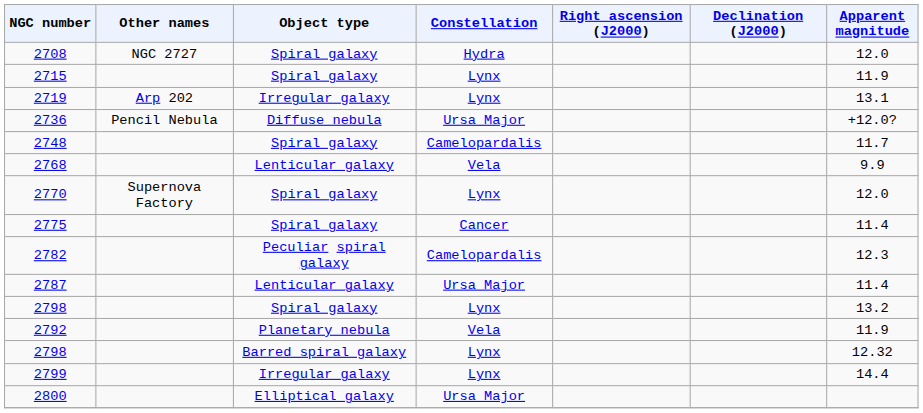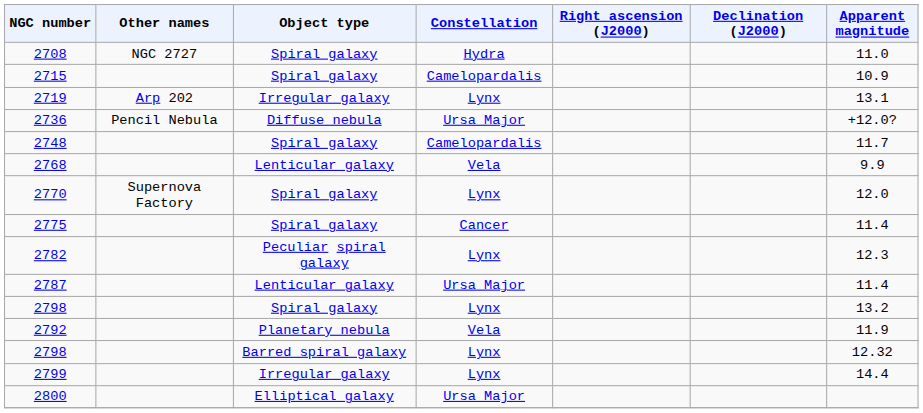(872, 54) 12.0 -> (872, 54) 11.0
(484, 76) Lynx -> (484, 76) Camelopardalis
(872, 76) 11.9 -> (872, 76) 10.9
(484, 255) Camelopardalis -> (484, 255) Lynx
